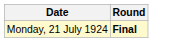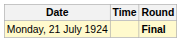+ column: (125, 12)
